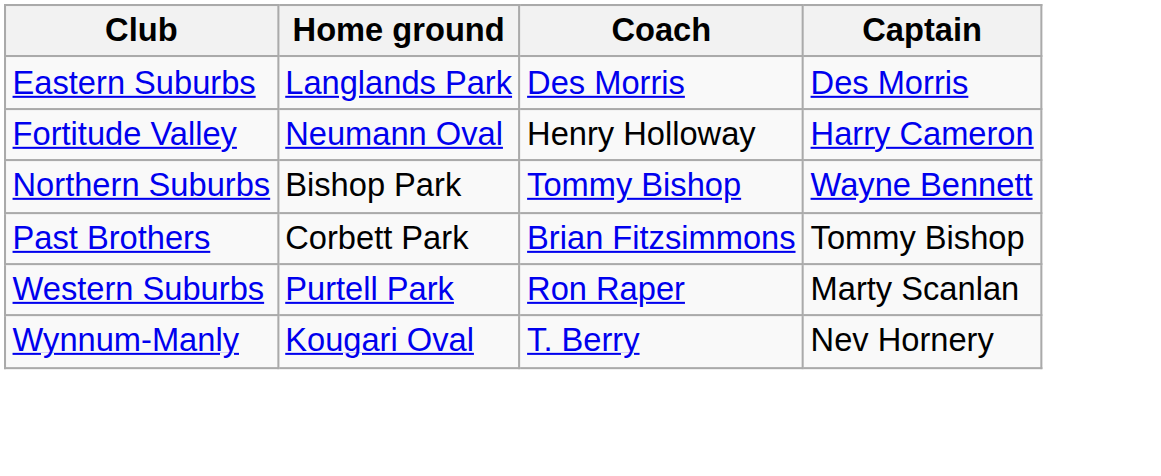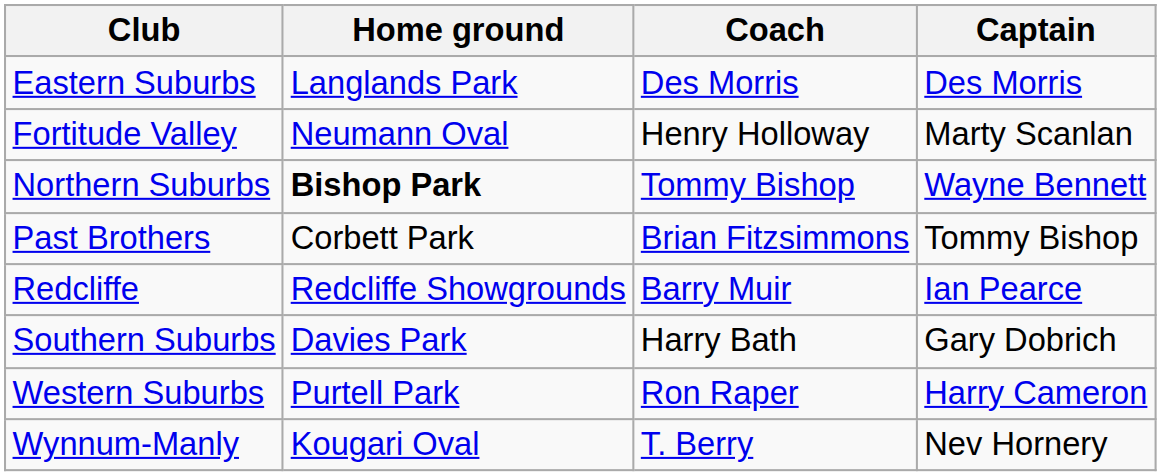(922, 133) Harry Cameron -> (1029, 133) Marty Scanlan
(373, 185) normal -> (386, 185) bold
+ row: (76, 289)
+ row: (144, 340)
(915, 289) Marty Scanlan -> (1036, 392) Harry Cameron
